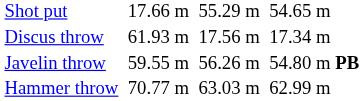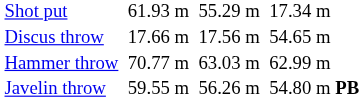(158, 11) 17.66 m -> (158, 11) 61.93 m
(300, 11) 54.65 m -> (300, 11) 17.34 m
(158, 37) 61.93 m -> (158, 37) 17.66 m
(300, 37) 17.34 m -> (300, 37) 54.65 m
rows swapped: (61, 88) <-> (55, 62)
